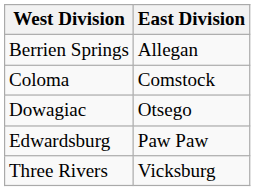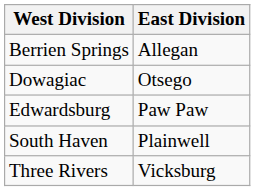- row: (39, 79)
+ row: (58, 140)
